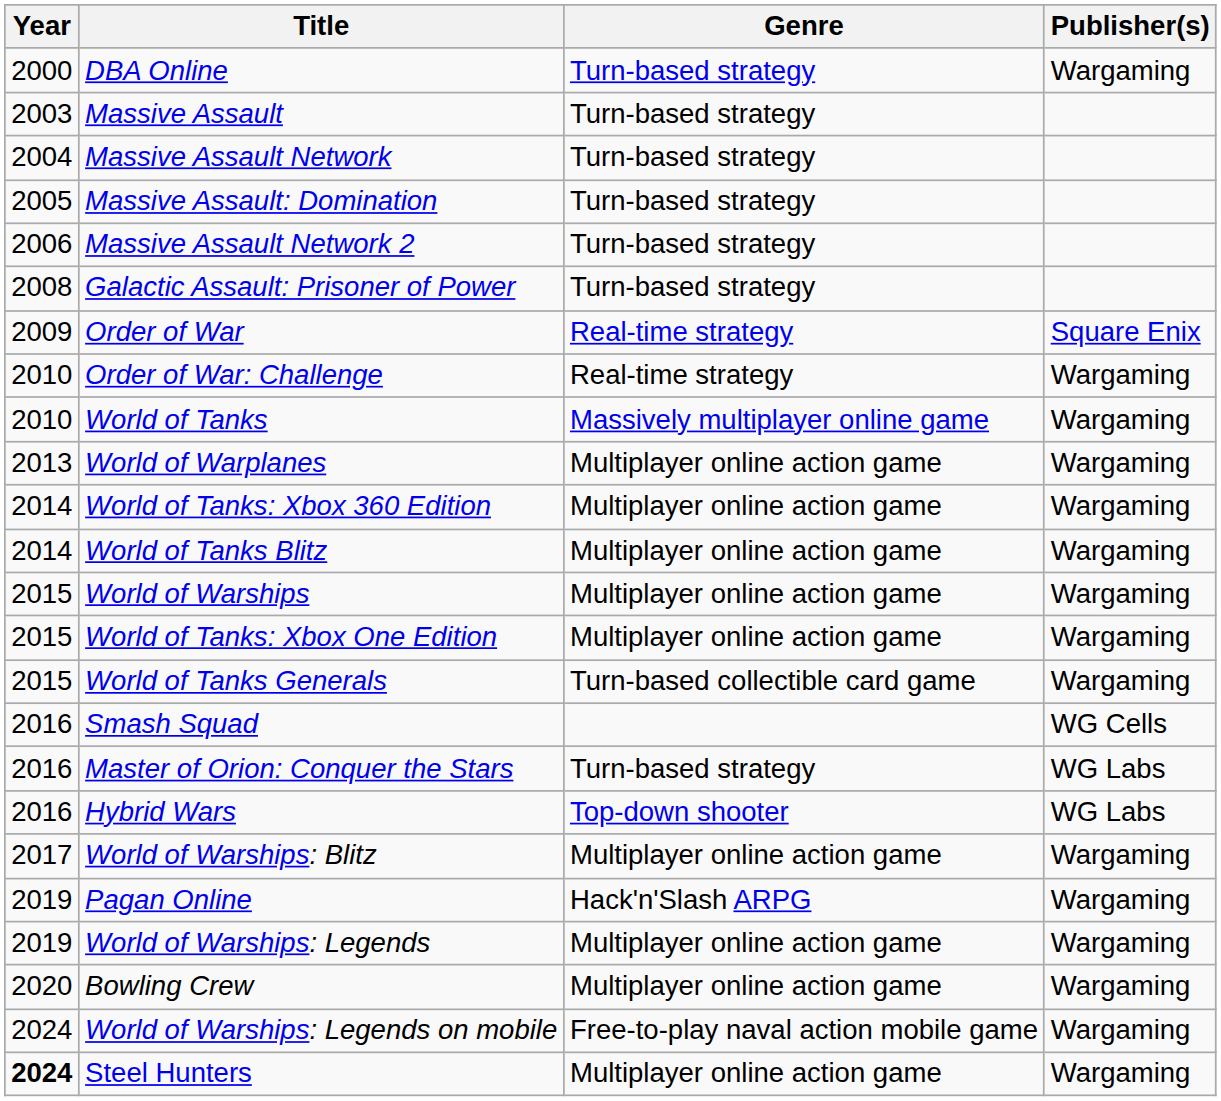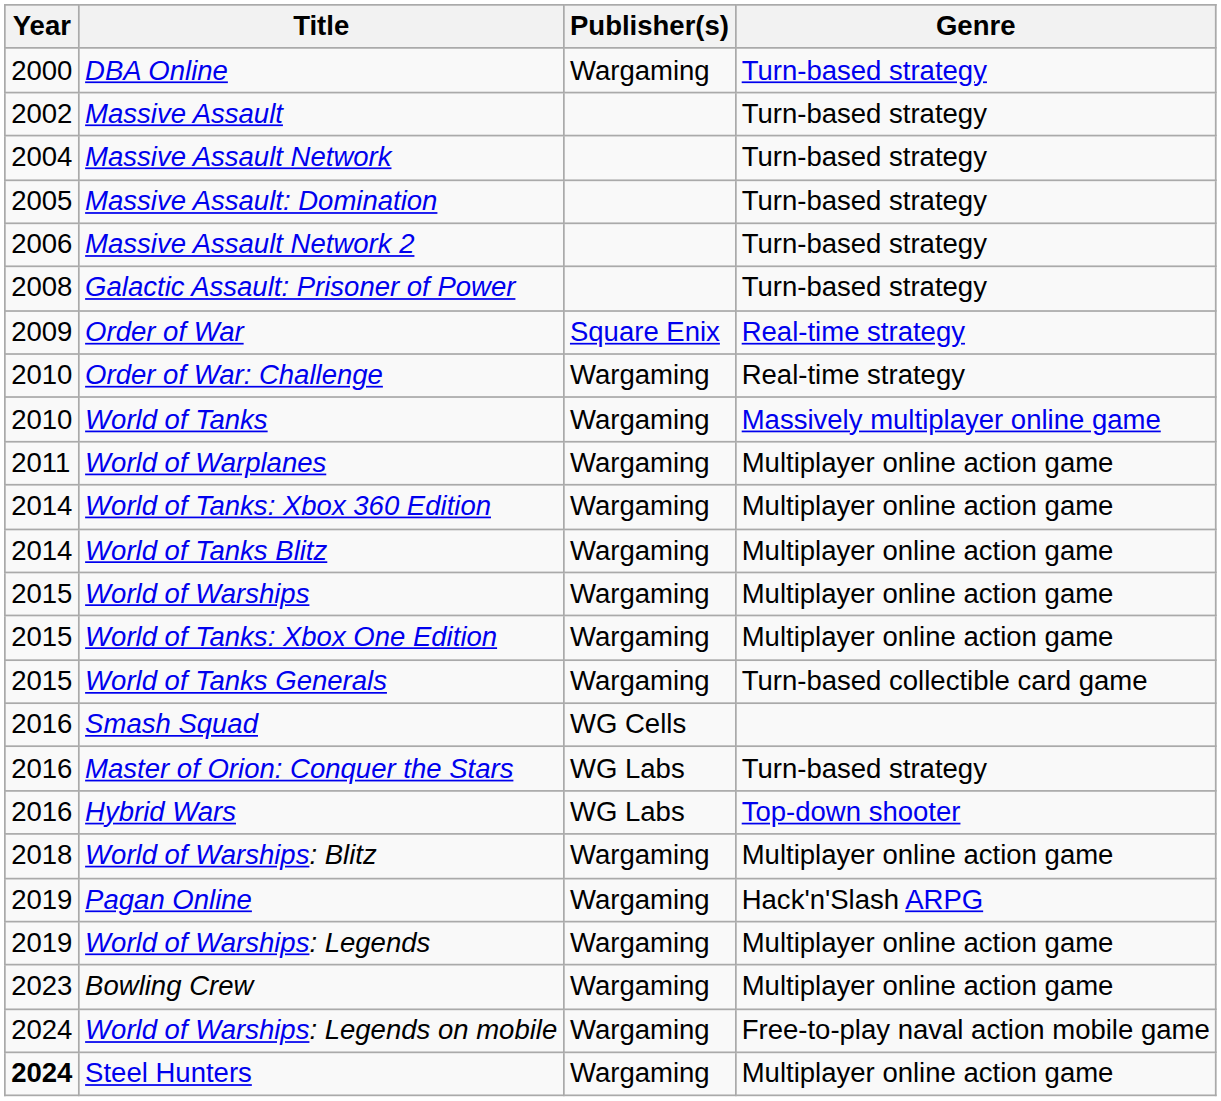columns swapped: (1130, 26) <-> (804, 26)
(42, 113) 2003 -> (42, 113) 2002
(42, 462) 2013 -> (41, 462) 2011
(42, 855) 2017 -> (42, 855) 2018
(42, 986) 2020 -> (42, 986) 2023
